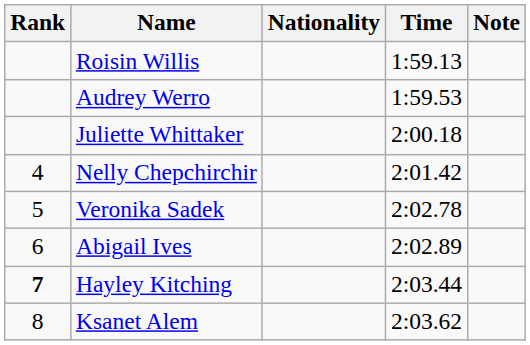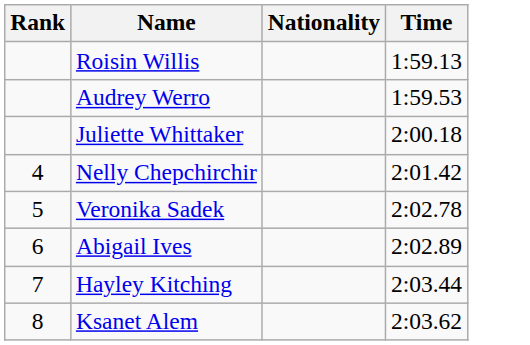- column: (496, 23)
(38, 284) bold -> (38, 284) normal
